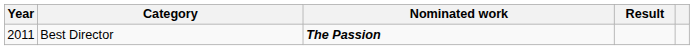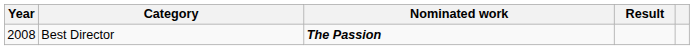(21, 34) 2011 -> (21, 34) 2008
